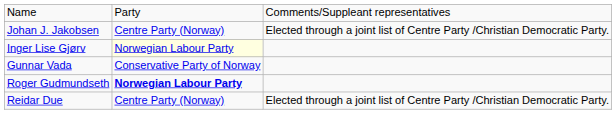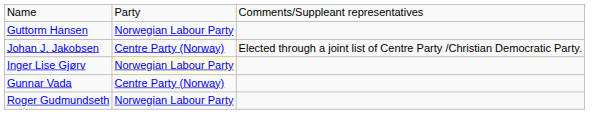+ row: (47, 30)
(187, 65) Conservative Party of Norway -> (169, 83) Centre Party (Norway)
(178, 83) bold -> (174, 100) normal
- row: (35, 100)
